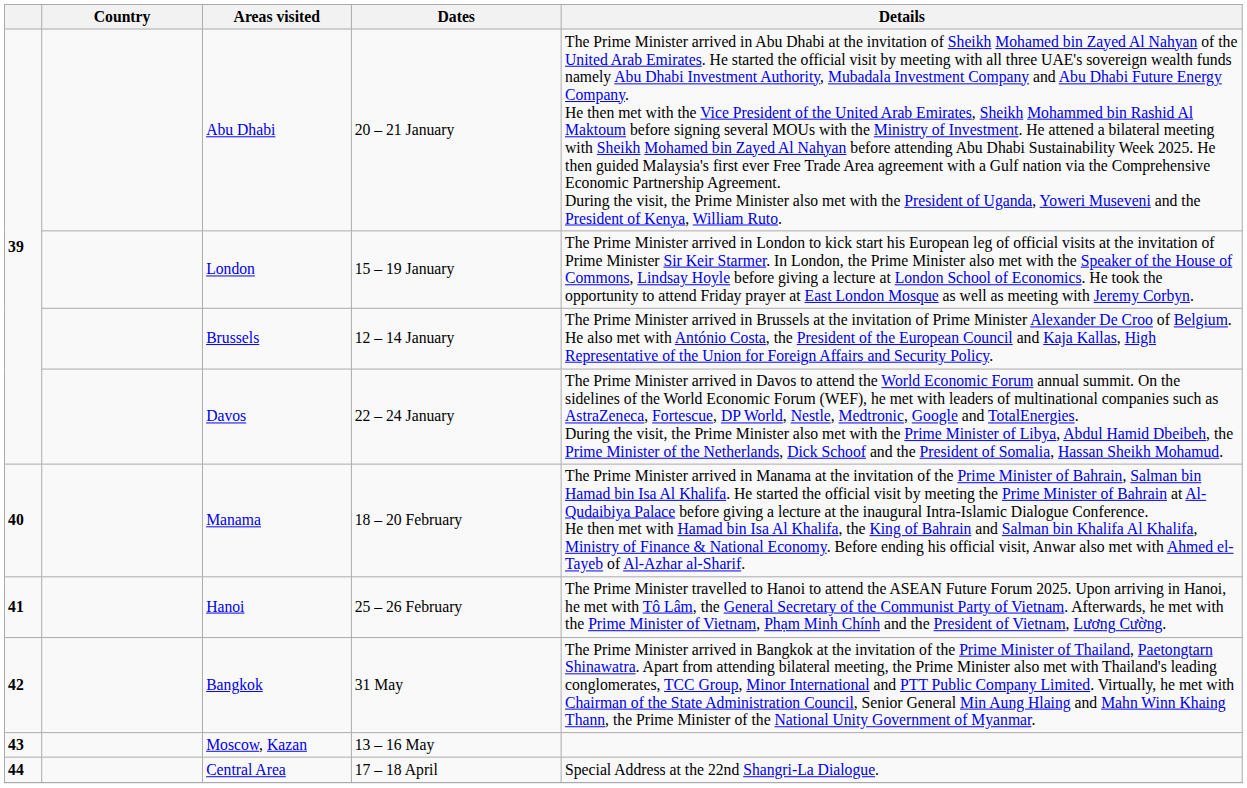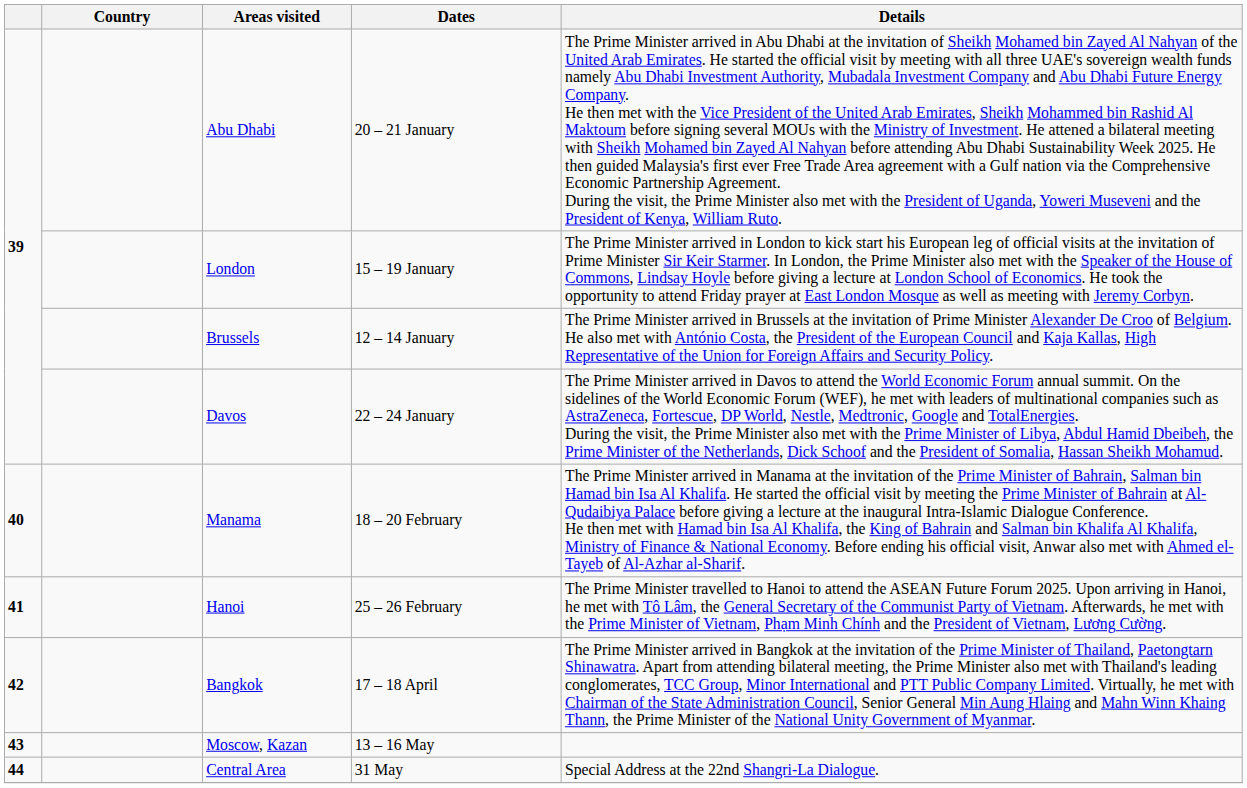(379, 684) 31 May -> (396, 684) 17 – 18 April
(396, 769) 17 – 18 April -> (379, 769) 31 May
